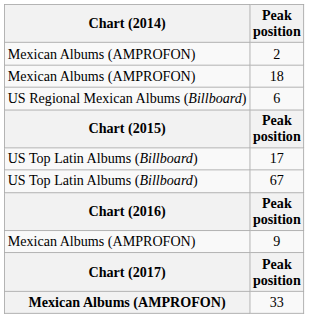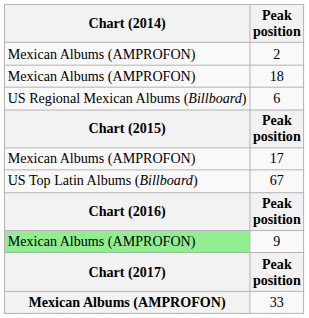(103, 158) US Top Latin Albums (Billboard) -> (102, 158) Mexican Albums (AMPROFON)
(102, 241) no background -> (102, 241) lightgreen background
